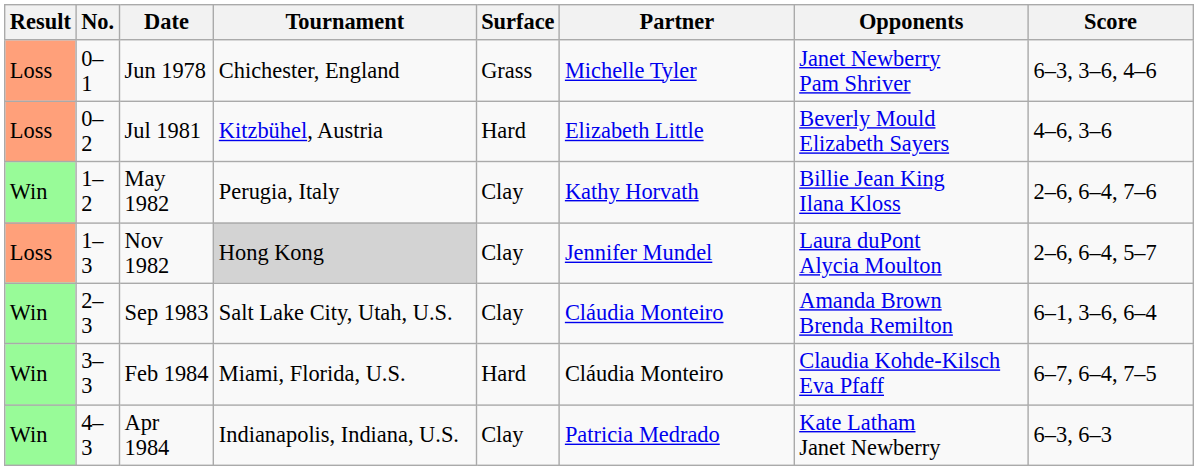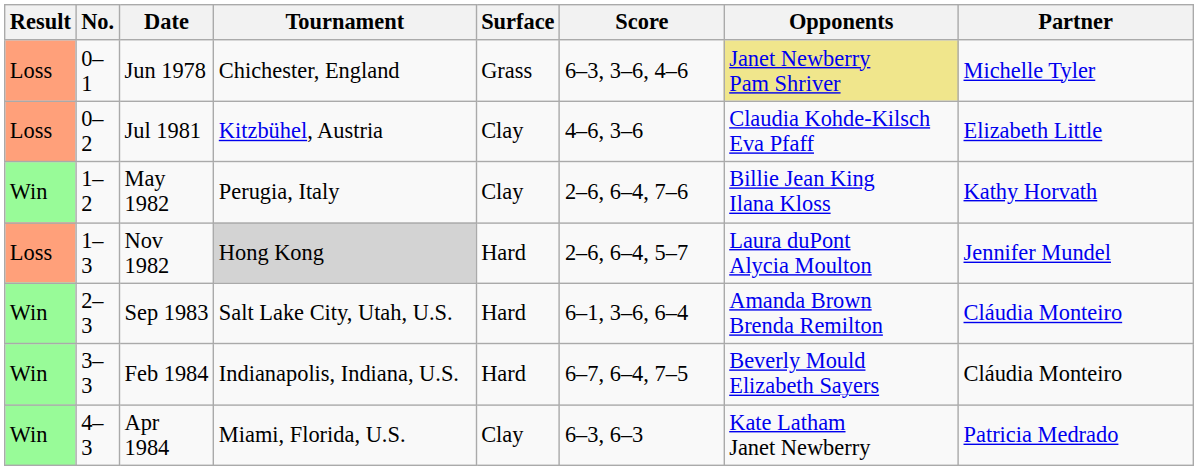columns swapped: (677, 22) <-> (1111, 22)
(870, 70) no background -> (800, 70) khaki background
(504, 131) Hard -> (502, 131) Clay
(874, 131) Beverly Mould Elizabeth Sayers -> (830, 131) Claudia Kohde-Kilsch Eva Pfaff
(502, 252) Clay -> (504, 252) Hard
(502, 313) Clay -> (504, 313) Hard
(312, 374) Miami, Florida, U.S. -> (339, 374) Indianapolis, Indiana, U.S.
(900, 374) Claudia Kohde-Kilsch Eva Pfaff -> (804, 374) Beverly Mould Elizabeth Sayers
(339, 434) Indianapolis, Indiana, U.S. -> (312, 434) Miami, Florida, U.S.
